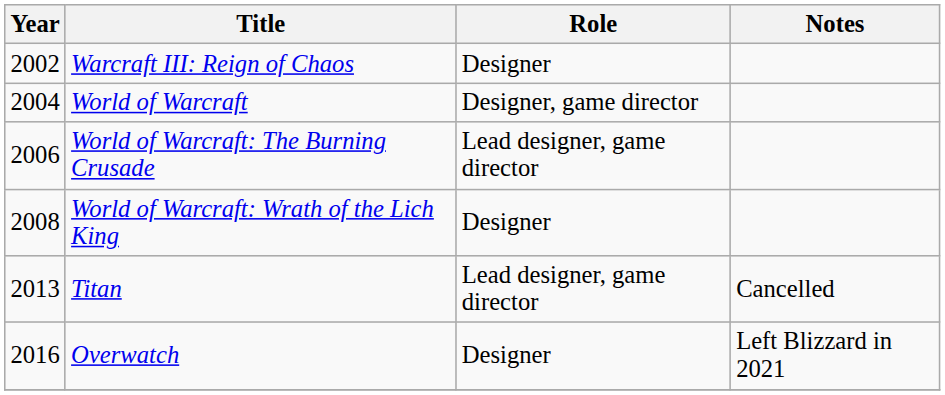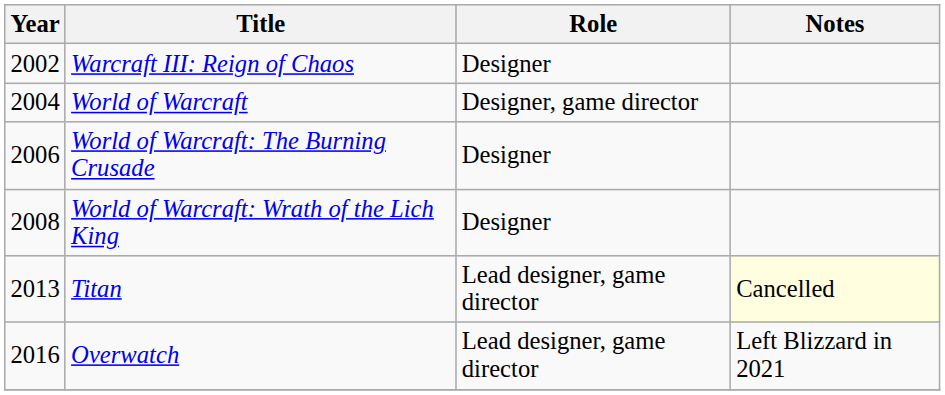(564, 155) Lead designer, game director -> (506, 155) Designer
(785, 288) no background -> (785, 288) lightyellow background
(506, 355) Designer -> (564, 355) Lead designer, game director
